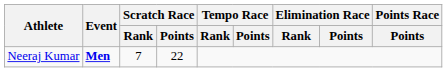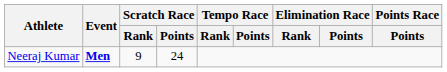(138, 57) 7 -> (138, 57) 9
(177, 57) 22 -> (177, 57) 24
